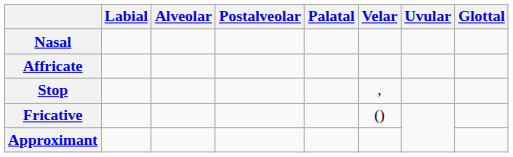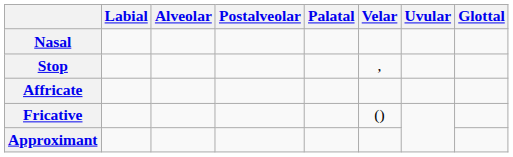rows swapped: (53, 90) <-> (53, 66)
